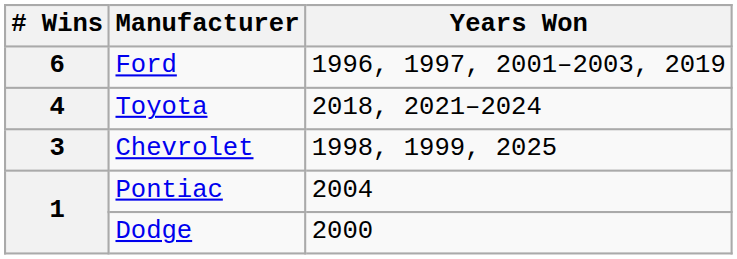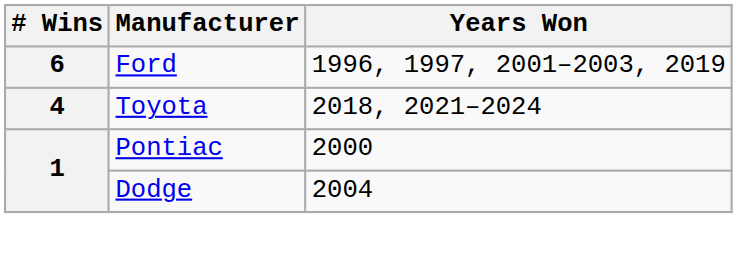- row: (184, 150)
(342, 191) 2004 -> (342, 150) 2000
(342, 232) 2000 -> (342, 191) 2004
